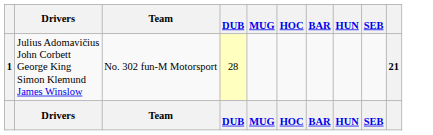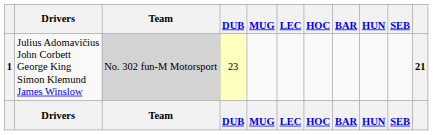+ column: (290, 25)
(161, 66) no background -> (161, 66) lightgrey background
(233, 66) 28 -> (233, 66) 23
